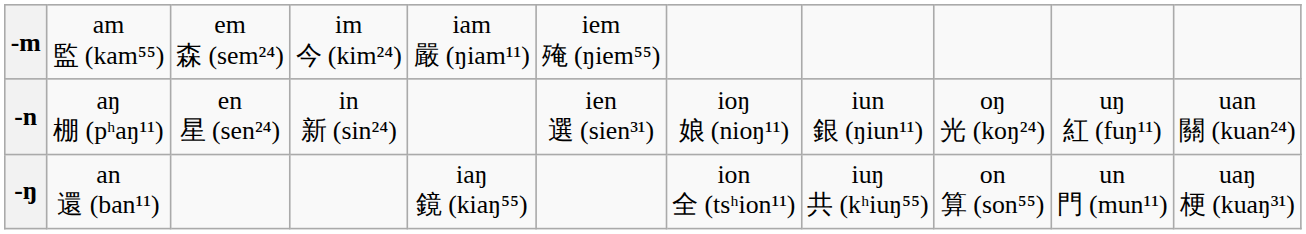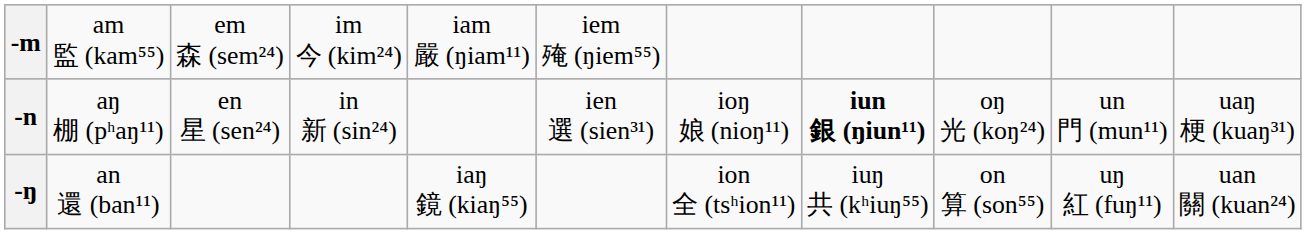(868, 114) normal -> (868, 114) bold
(1112, 114) uŋ 紅 (fuŋ¹¹) -> (1112, 114) un 門 (mun¹¹)
(1237, 114) uan 關 (kuan²⁴) -> (1237, 114) uaŋ 梗 (kuaŋ³¹)
(1112, 189) un 門 (mun¹¹) -> (1112, 189) uŋ 紅 (fuŋ¹¹)
(1237, 189) uaŋ 梗 (kuaŋ³¹) -> (1237, 189) uan 關 (kuan²⁴)
